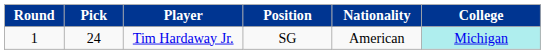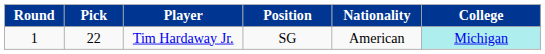(94, 37) 24 -> (94, 37) 22
